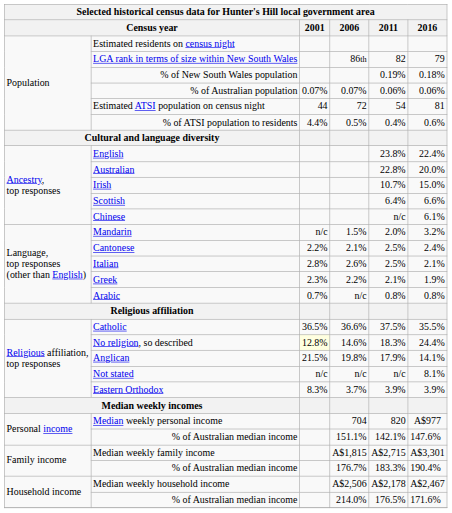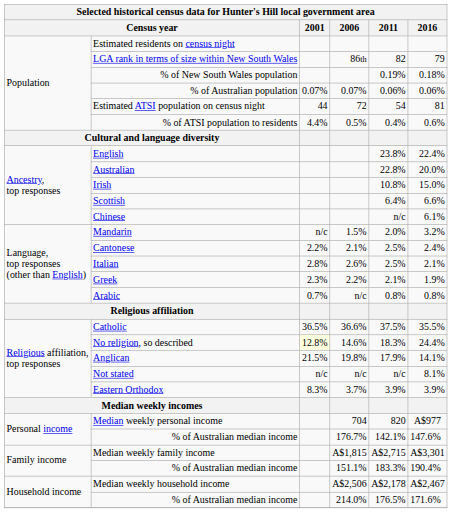(393, 185) 10.7% -> (393, 185) 10.8%
(351, 437) 151.1% -> (351, 437) 176.7%
(351, 468) 176.7% -> (351, 468) 151.1%
